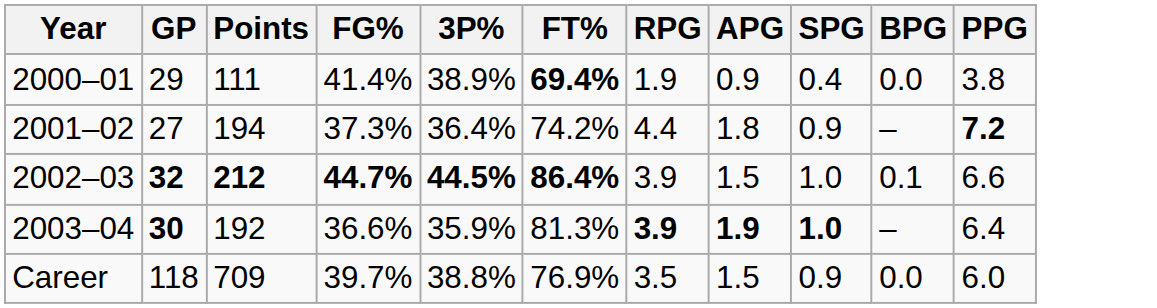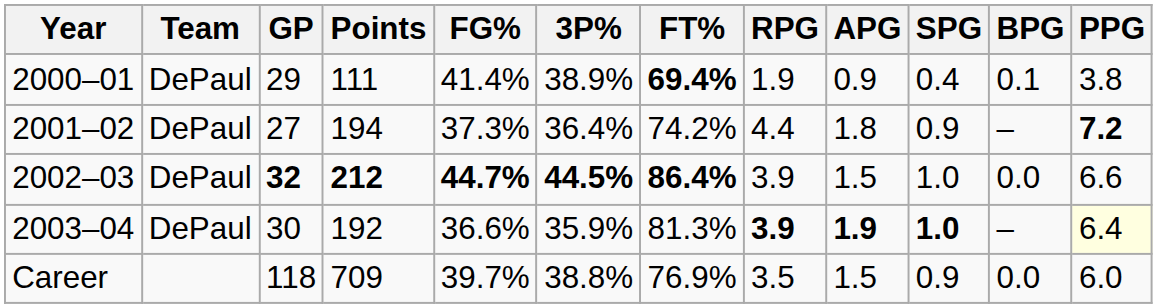+ column: (200, 29)
(901, 79) 0.0 -> (1018, 79) 0.1
(901, 178) 0.1 -> (1018, 178) 0.0
(166, 228) bold -> (284, 228) normal
(983, 228) no background -> (1101, 228) lightyellow background
